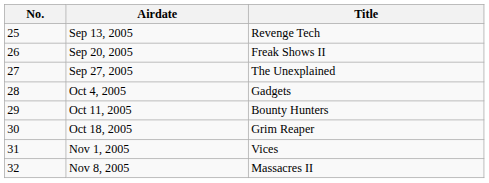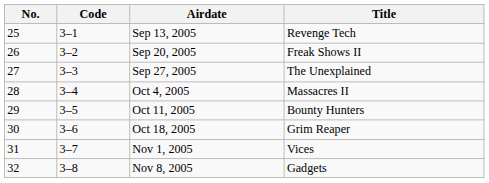+ column: (93, 14)
(271, 91) Gadgets -> (318, 91) Massacres II
(282, 168) Massacres II -> (307, 168) Gadgets
